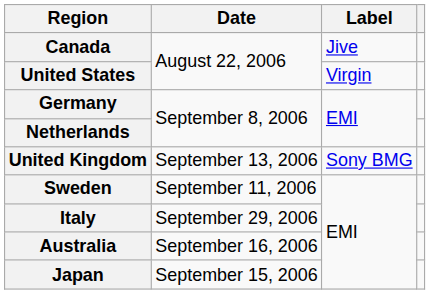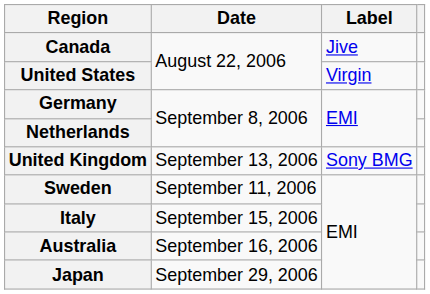(237, 217) September 29, 2006 -> (237, 217) September 15, 2006
(237, 274) September 15, 2006 -> (237, 274) September 29, 2006
